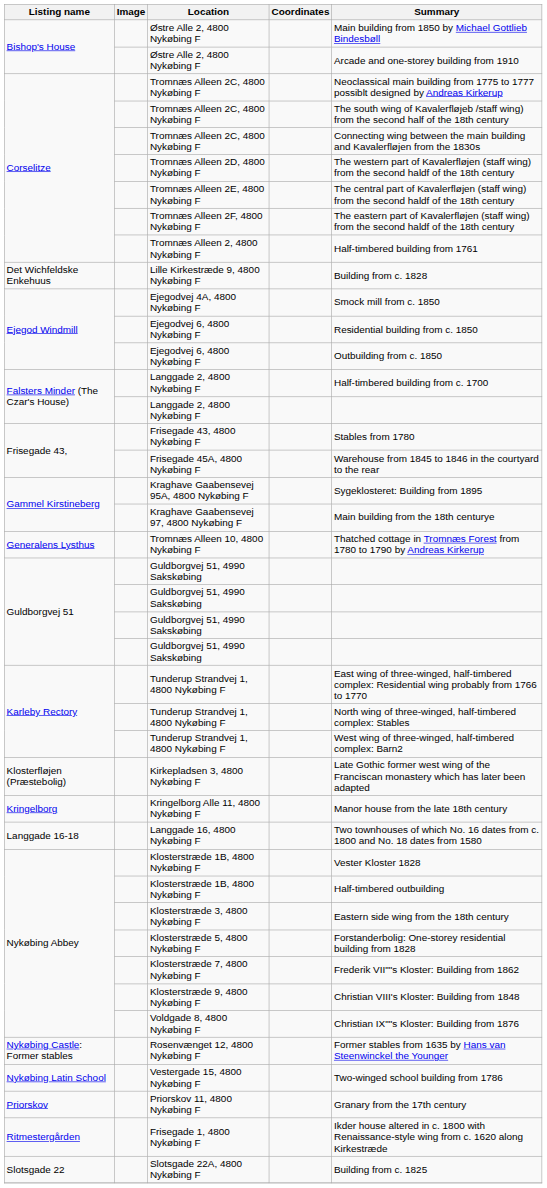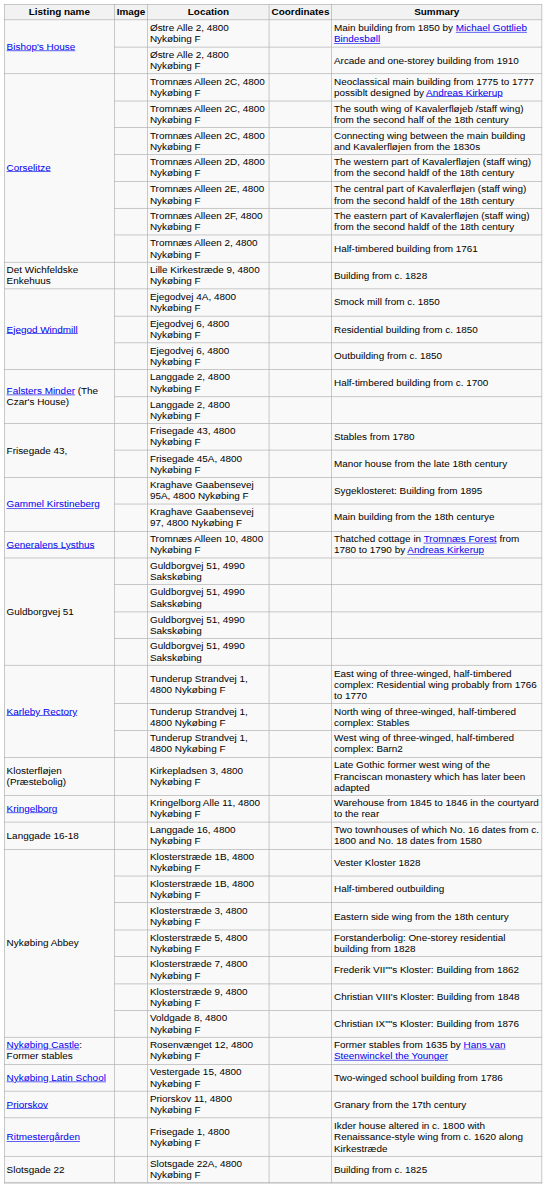(436, 463) Warehouse from 1845 to 1846 in the courtyard to the rear -> (421, 463) Manor house from the late 18th century
(421, 808) Manor house from the late 18th century -> (436, 808) Warehouse from 1845 to 1846 in the courtyard to the rear
